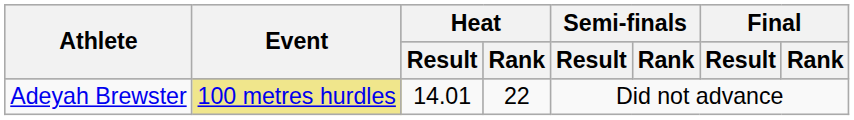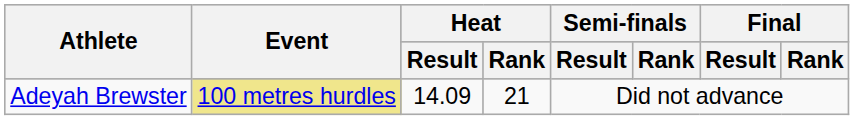(442, 97) 14.01 -> (442, 97) 14.09
(517, 97) 22 -> (517, 97) 21
